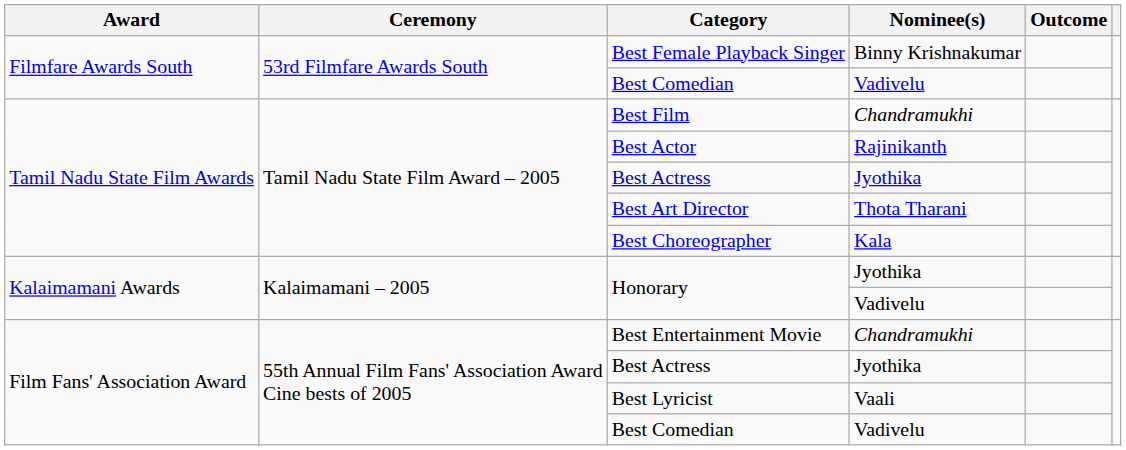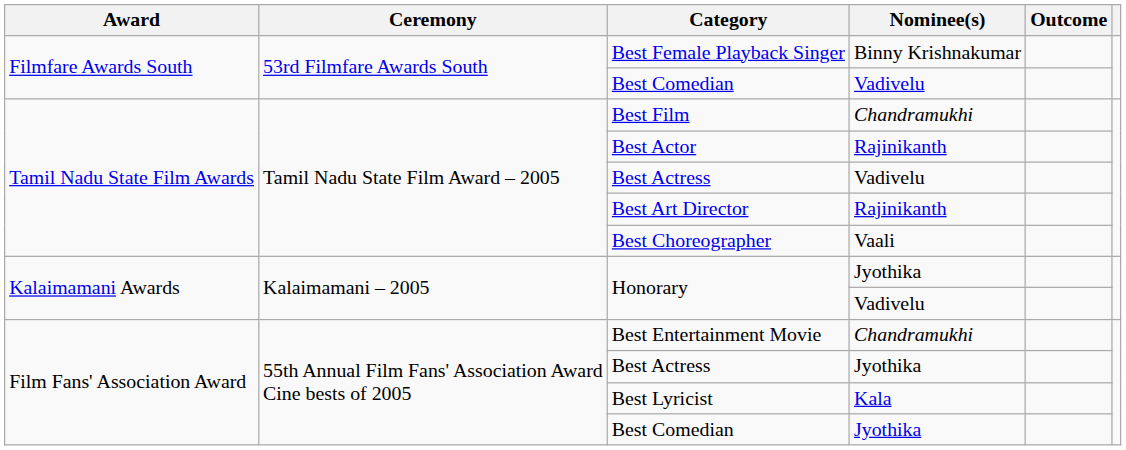(888, 177) Jyothika -> (889, 177) Vadivelu
(910, 209) Thota Tharani -> (900, 209) Rajinikanth
(873, 240) Kala -> (874, 240) Vaali
(874, 397) Vaali -> (873, 397) Kala
(889, 429) Vadivelu -> (888, 429) Jyothika
